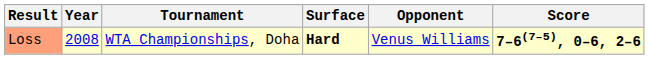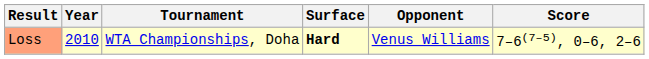(82, 41) 2008 -> (82, 41) 2010
(569, 41) bold -> (569, 41) normal
